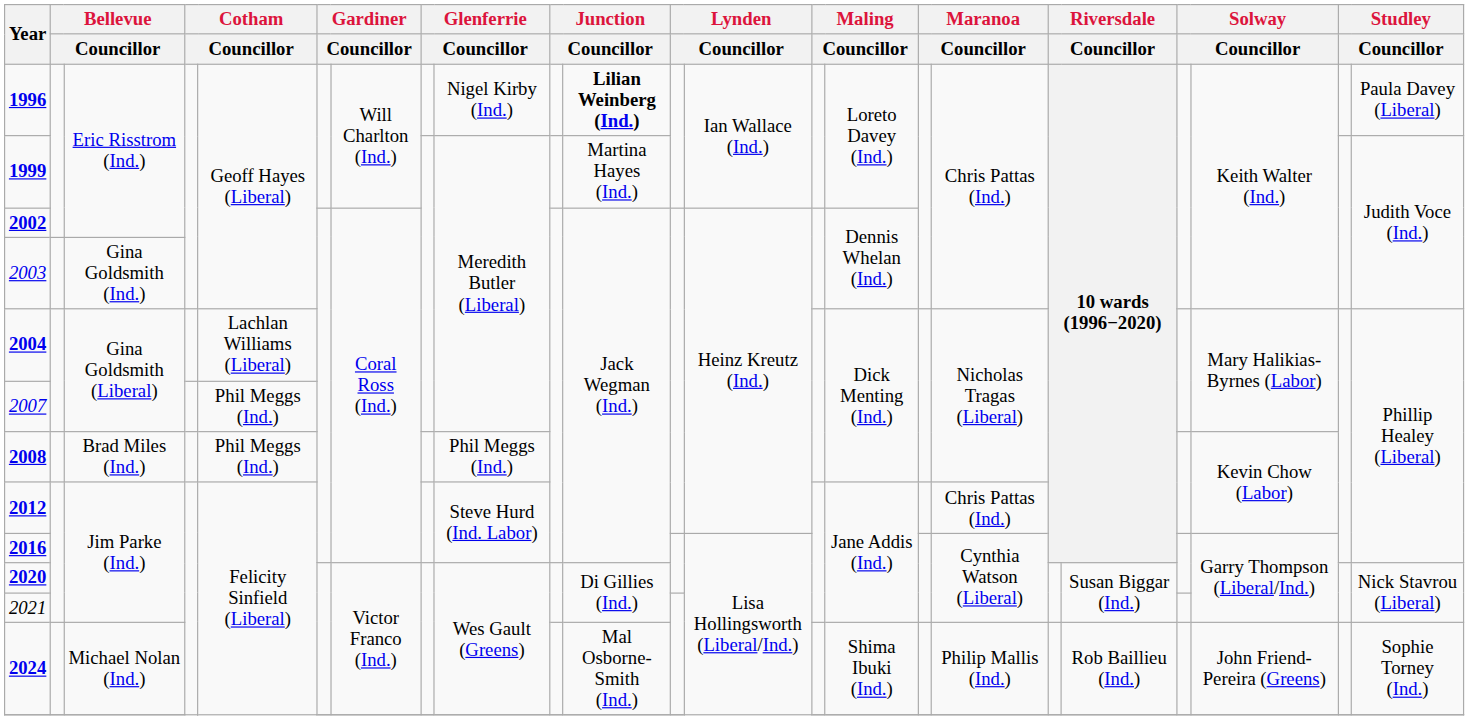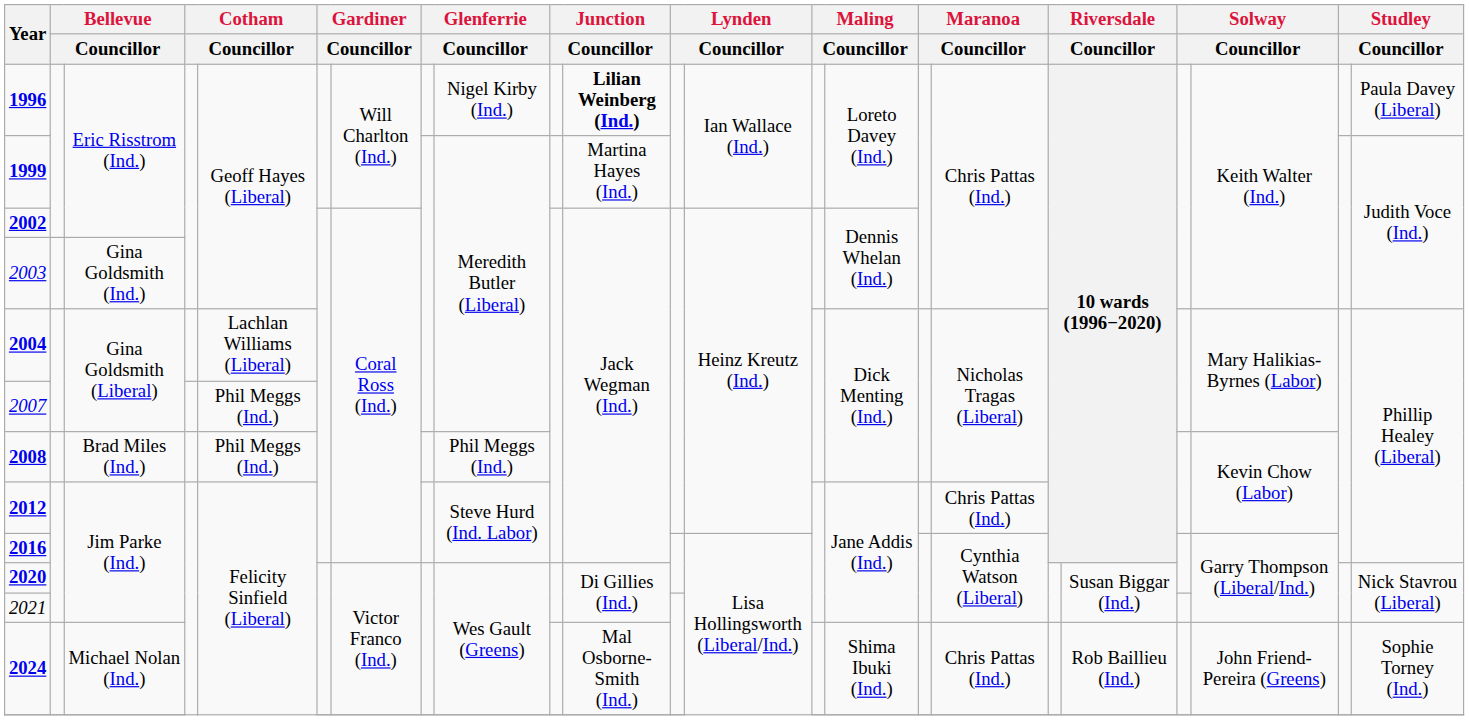(990, 668) Philip Mallis (Ind.) -> (990, 668) Chris Pattas (Ind.)
